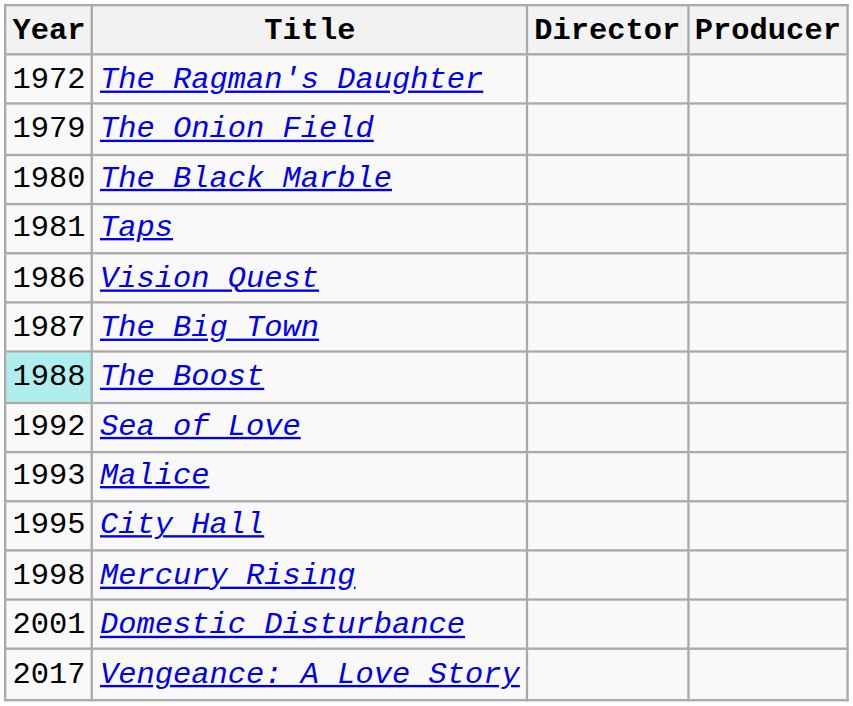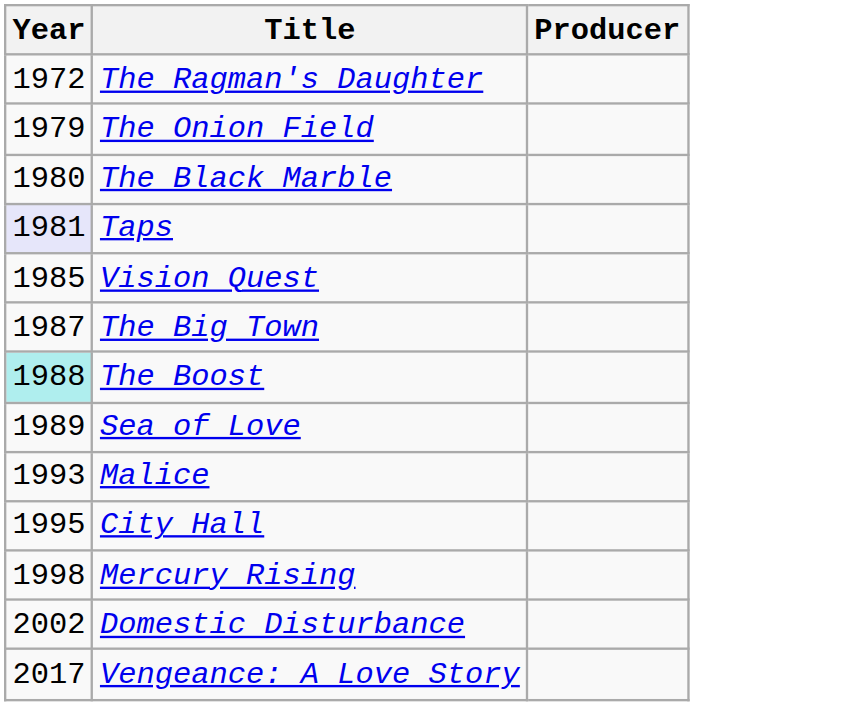- column: (607, 30)
(49, 228) no background -> (49, 228) lavender background
(49, 278) 1986 -> (49, 278) 1985
(49, 427) 1992 -> (49, 427) 1989
(49, 625) 2001 -> (49, 625) 2002
